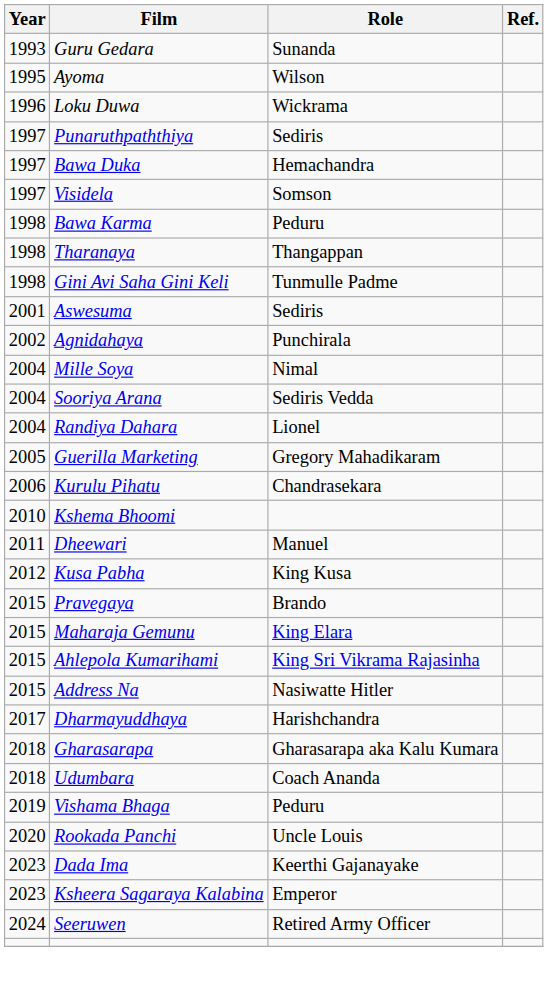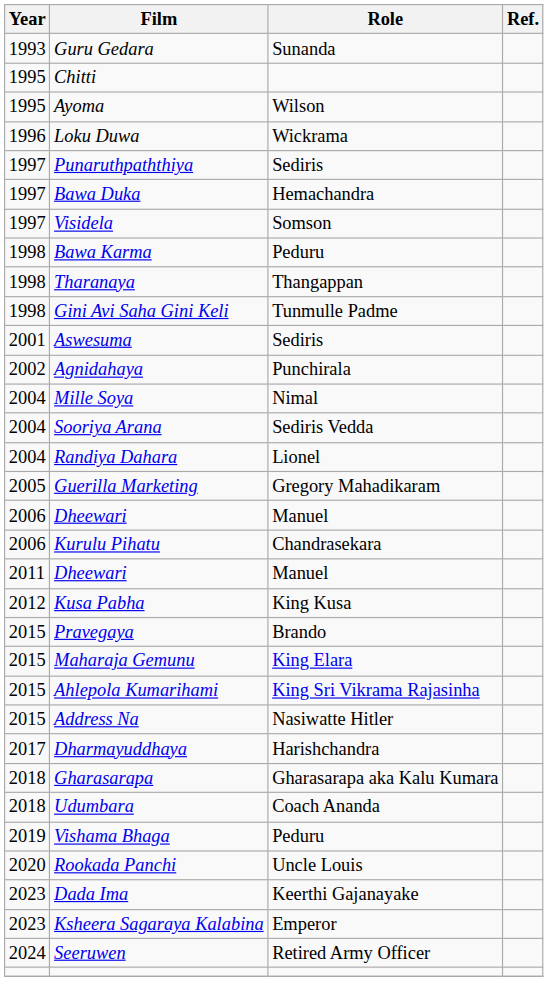+ row: (27, 77)
+ row: (27, 515)
- row: (27, 515)
